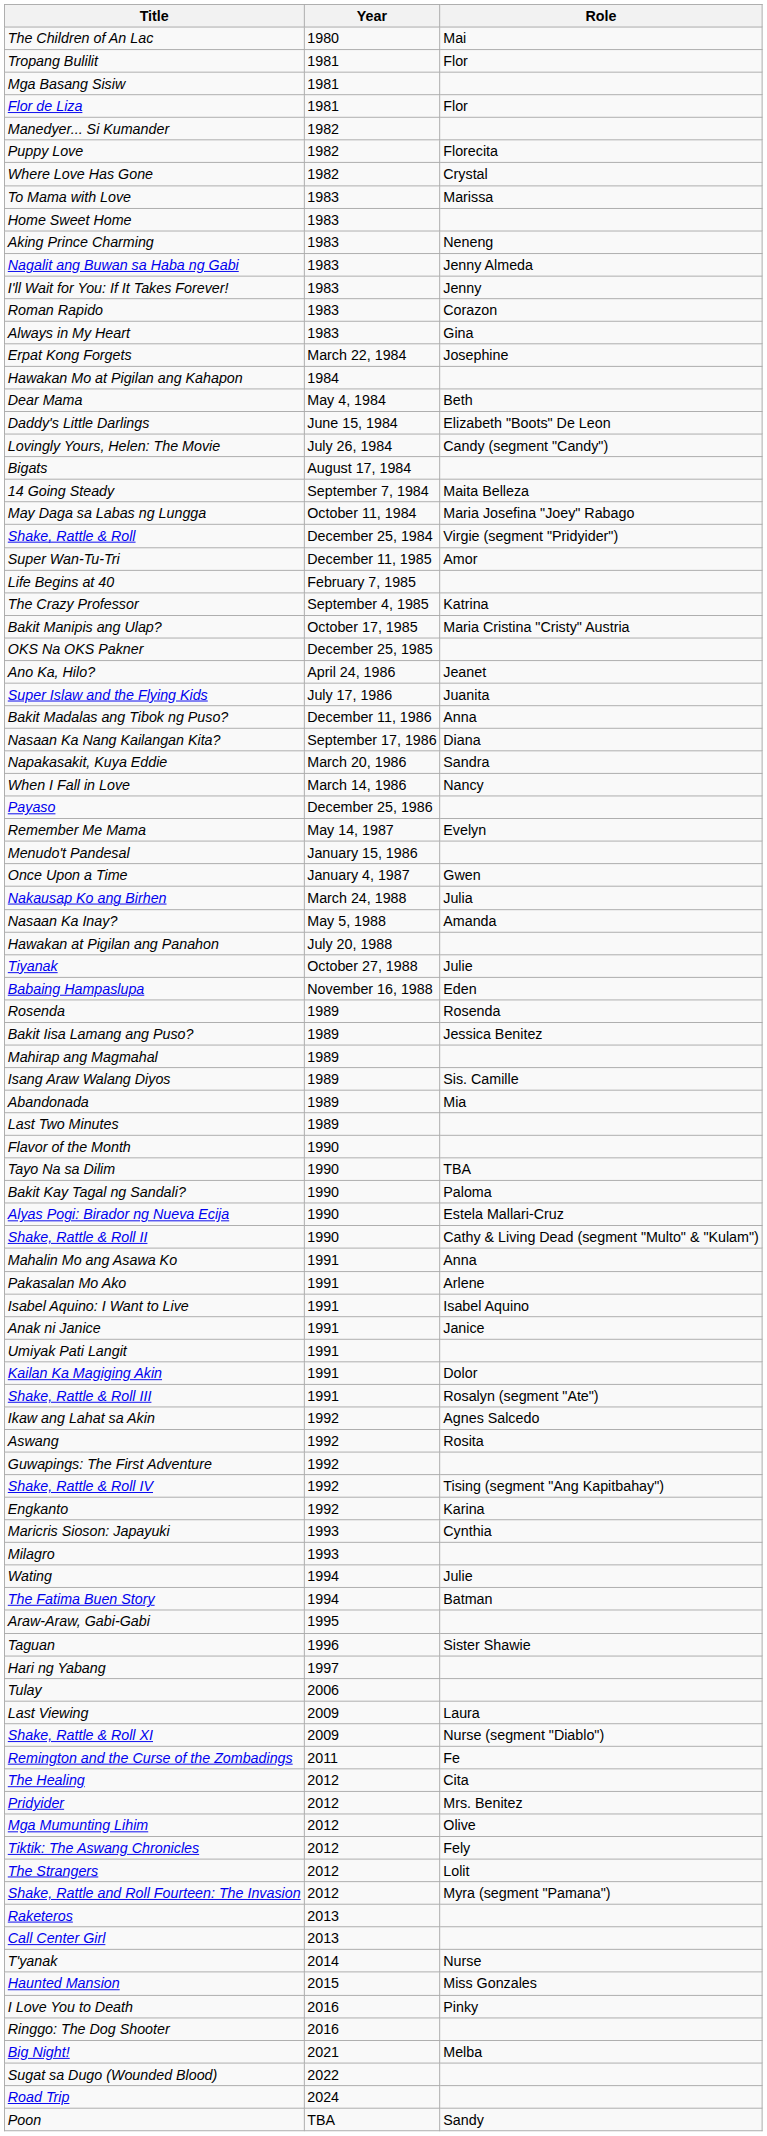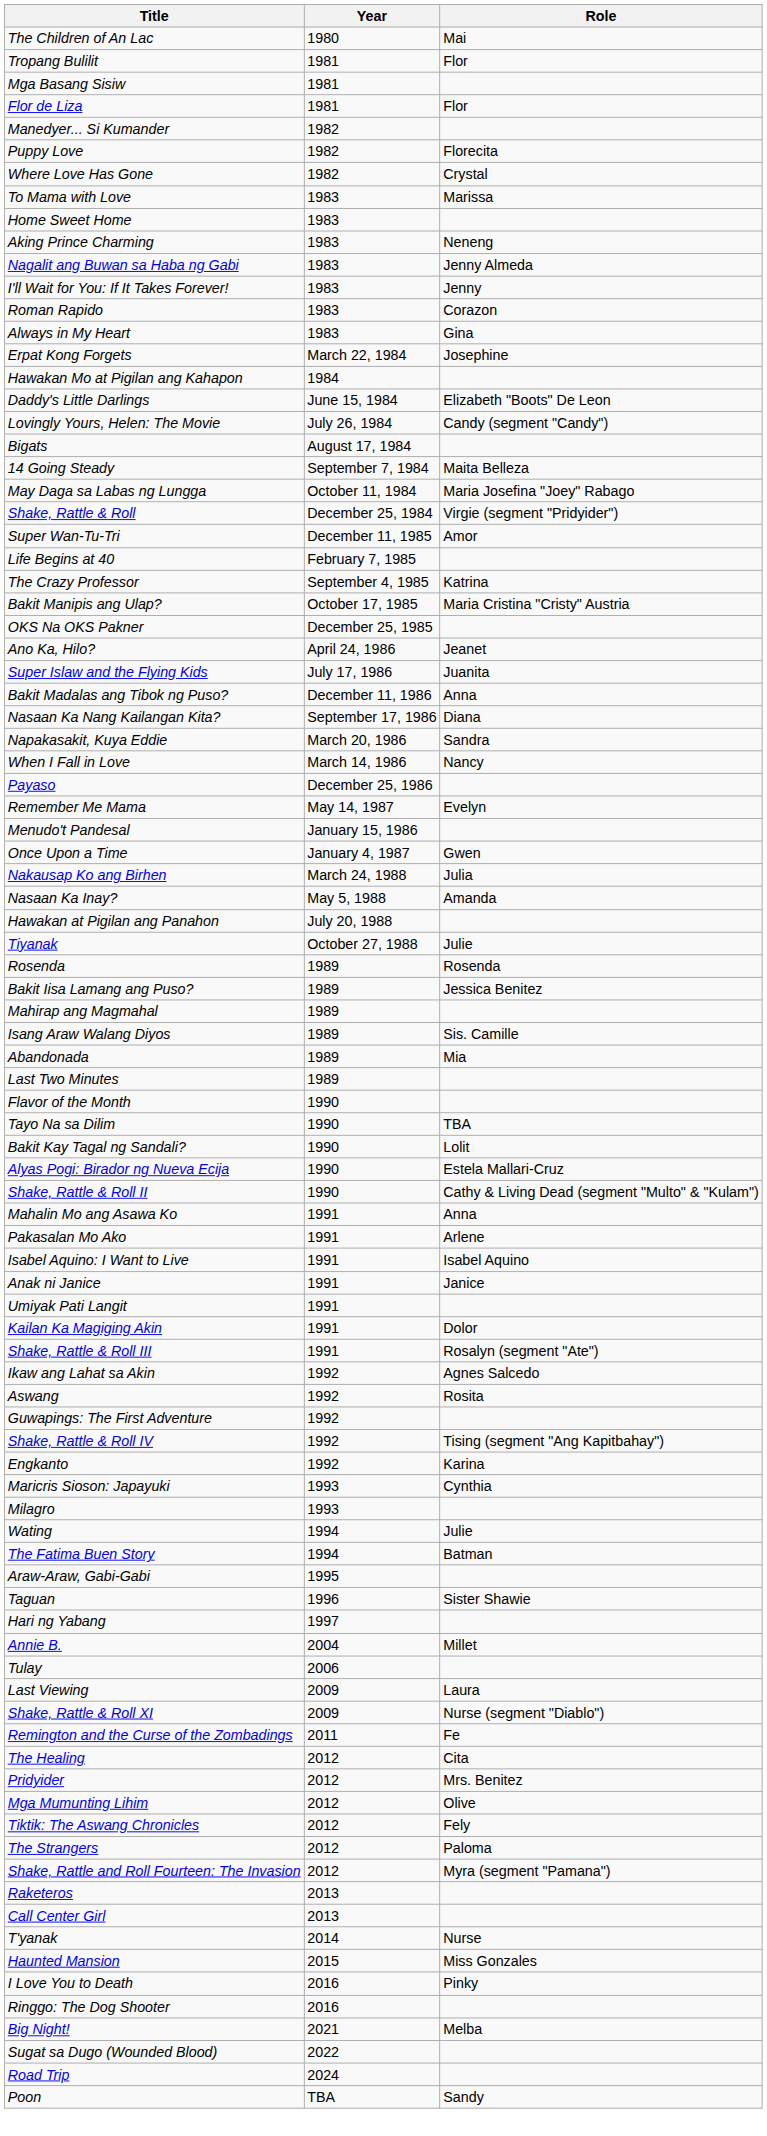- row: (45, 400)
- row: (76, 989)
(467, 1192) Paloma -> (456, 1147) Lolit
+ row: (35, 1645)
(456, 1871) Lolit -> (467, 1848) Paloma
